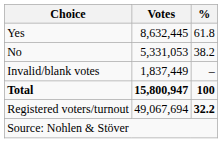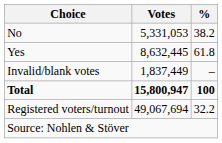rows swapped: (16, 33) <-> (14, 52)
(204, 109) bold -> (204, 109) normal
